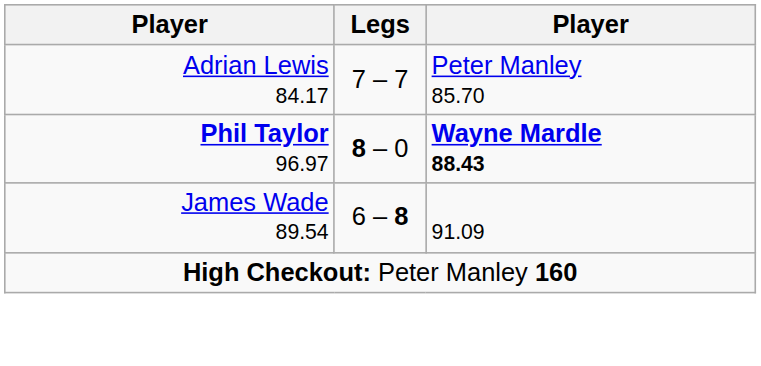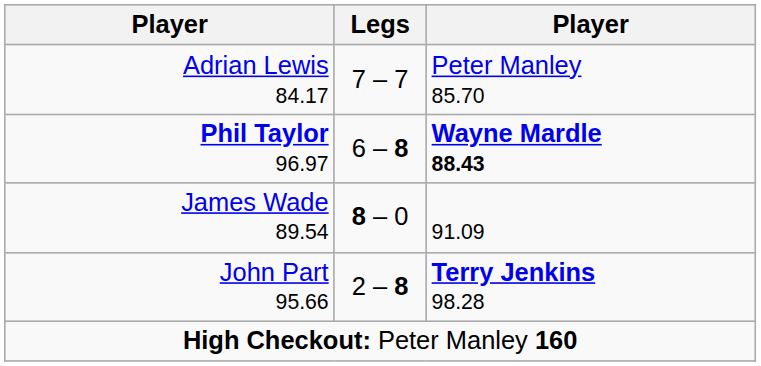(380, 148) 8 – 0 -> (380, 148) 6 – 8
(380, 217) 6 – 8 -> (380, 217) 8 – 0
+ row: (274, 286)
